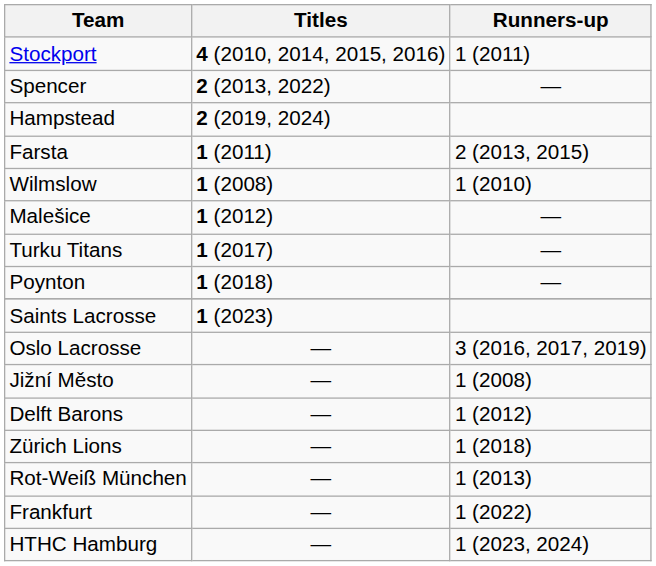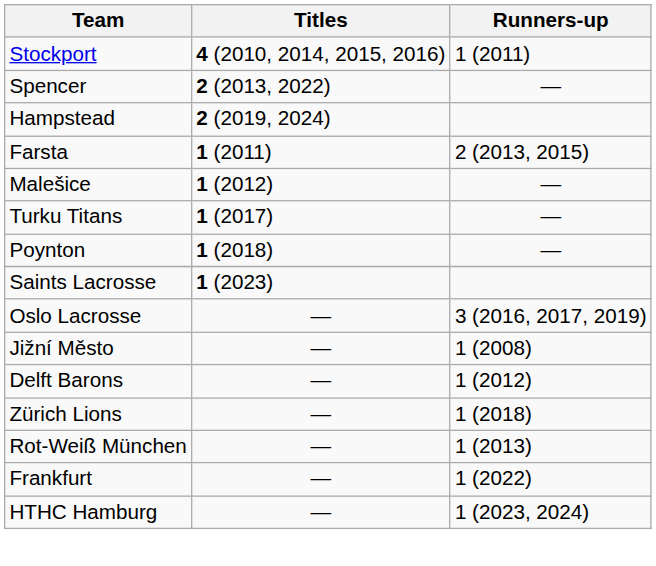- row: (53, 184)
